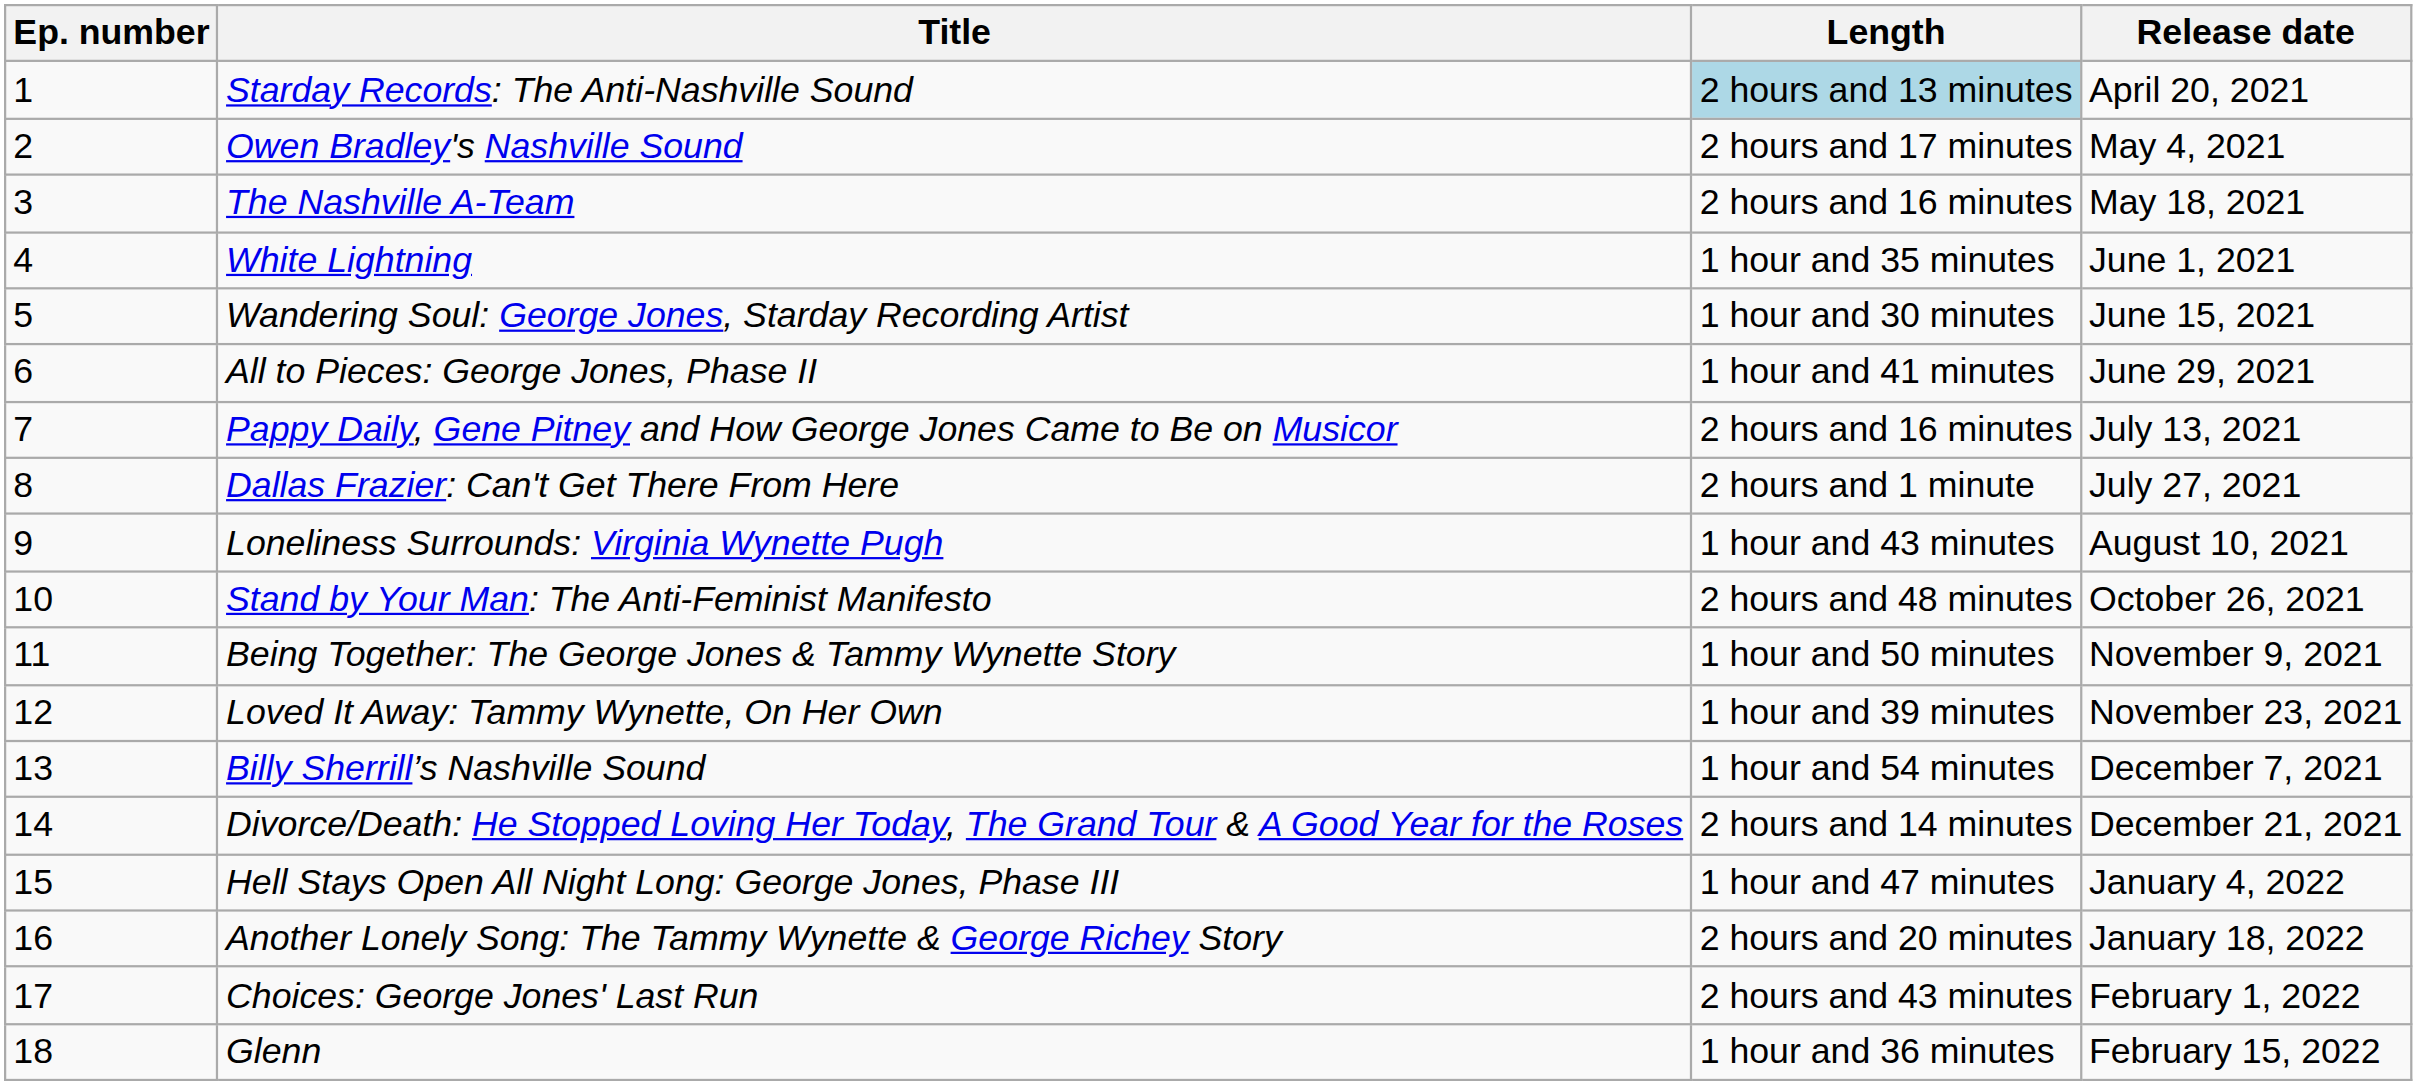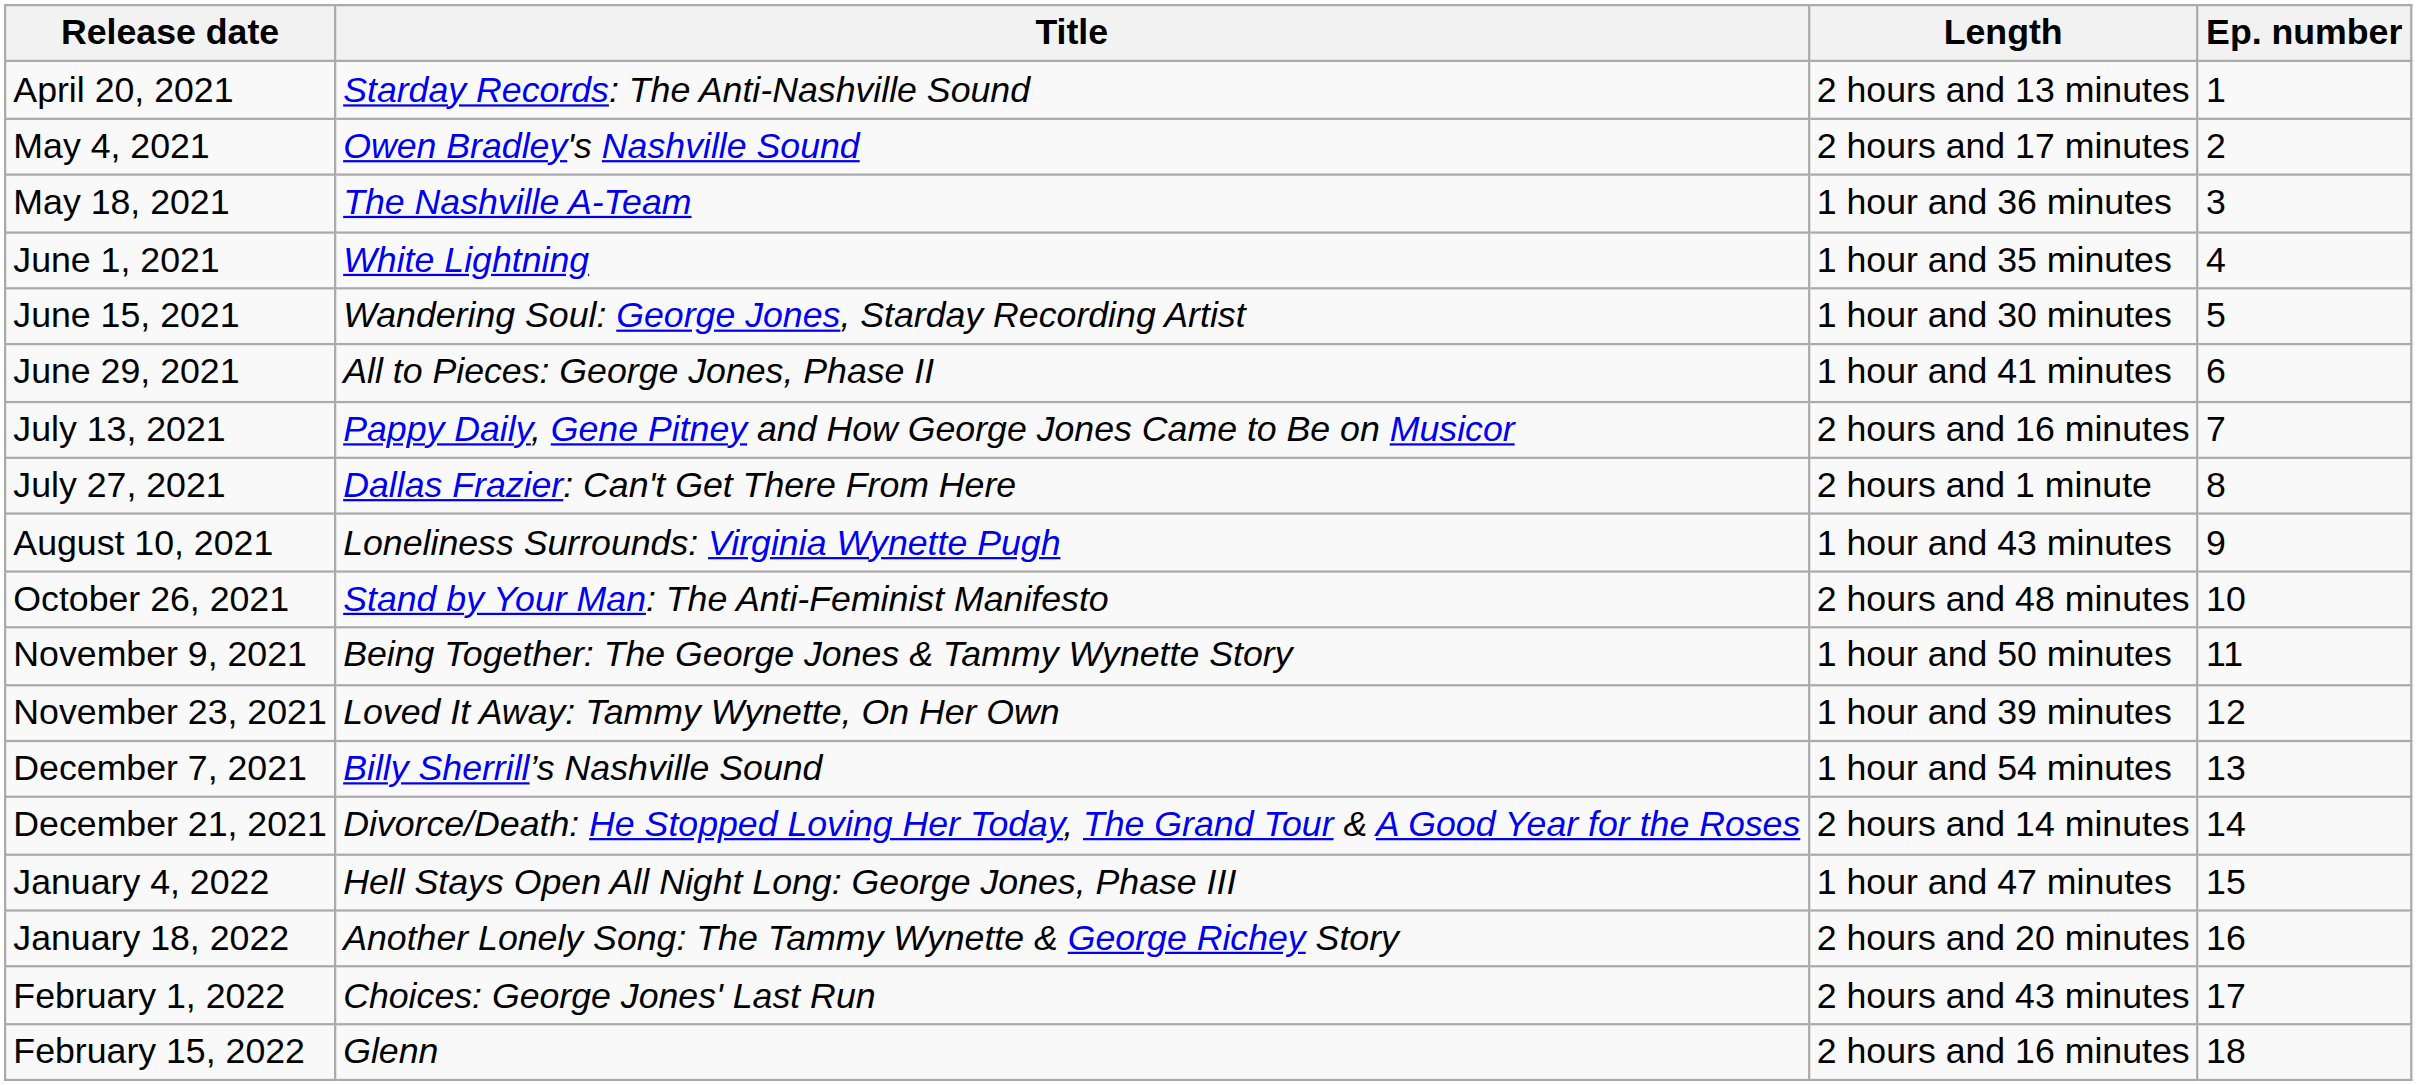columns swapped: (111, 32) <-> (2246, 32)
(1886, 89) lightblue background -> (2003, 89) no background
(1886, 202) 2 hours and 16 minutes -> (1994, 202) 1 hour and 36 minutes
(1877, 1051) 1 hour and 36 minutes -> (2003, 1051) 2 hours and 16 minutes
